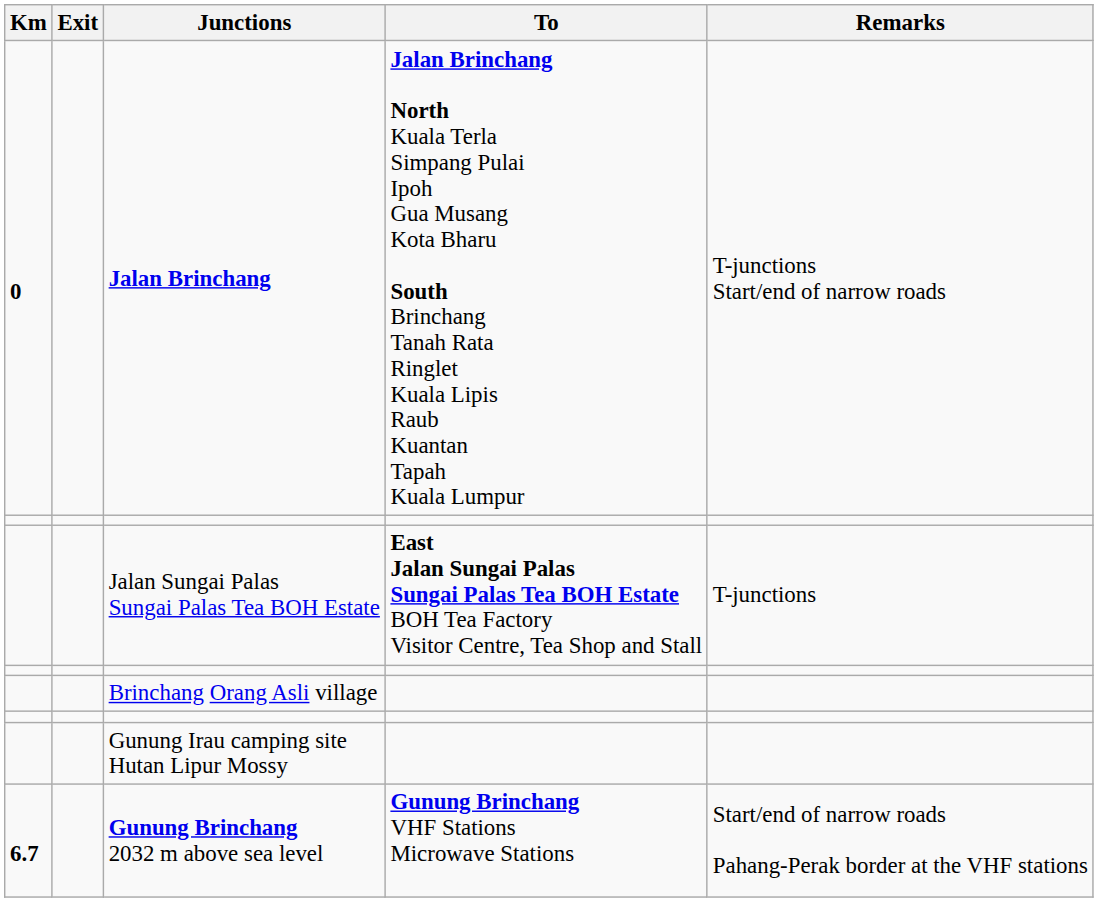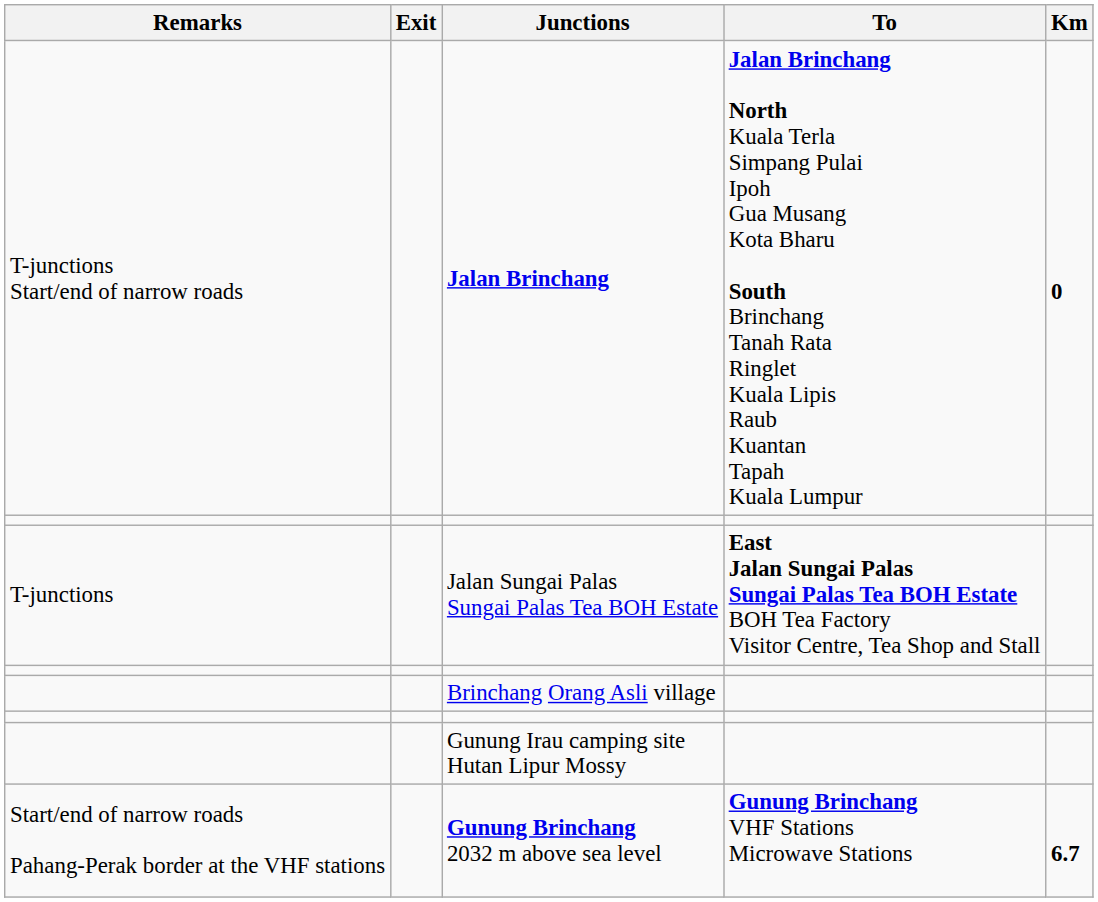columns swapped: (28, 22) <-> (900, 22)
